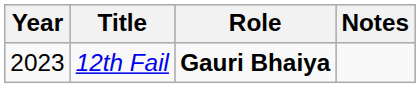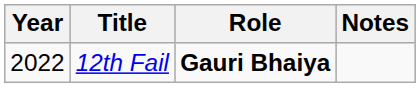(37, 62) 2023 -> (37, 62) 2022
